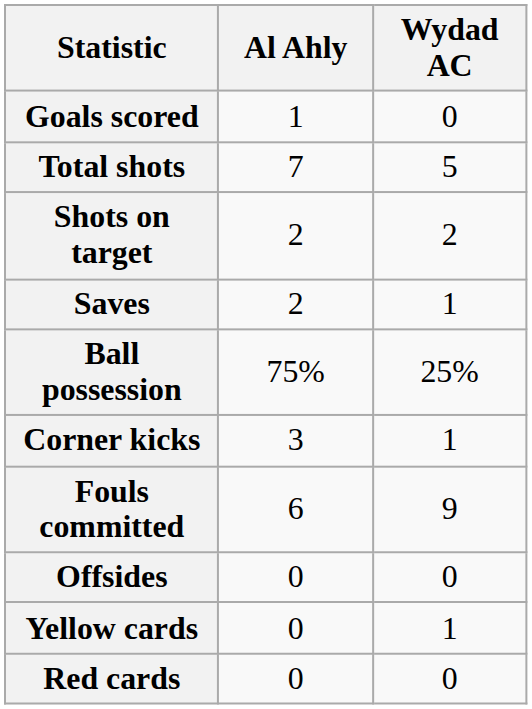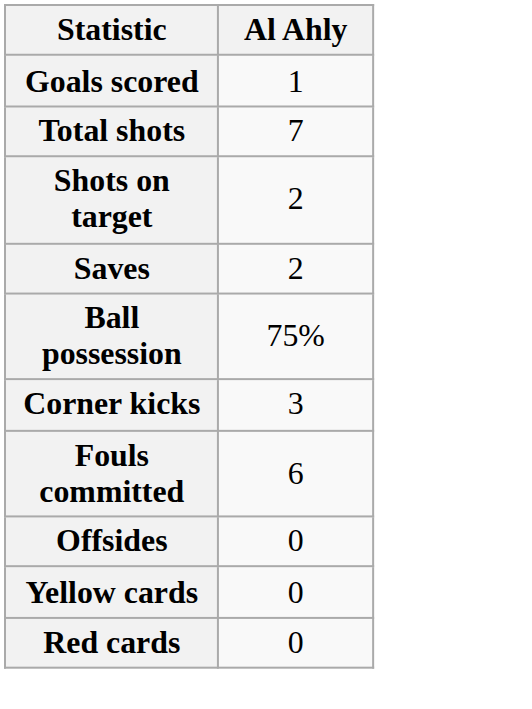- column: (450, 47)
